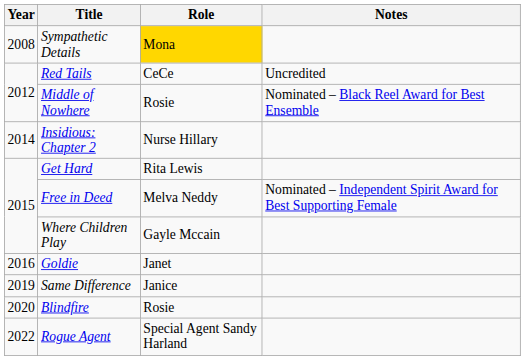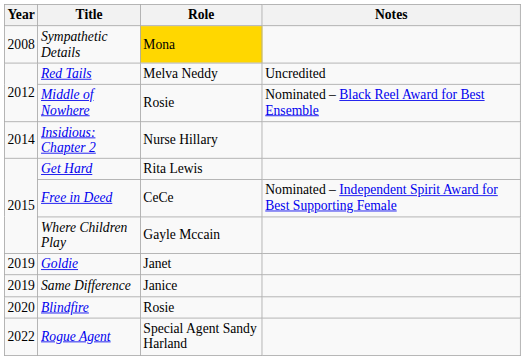(158, 73) CeCe -> (181, 73) Melva Neddy
(181, 198) Melva Neddy -> (158, 198) CeCe
(21, 264) 2016 -> (21, 264) 2019
